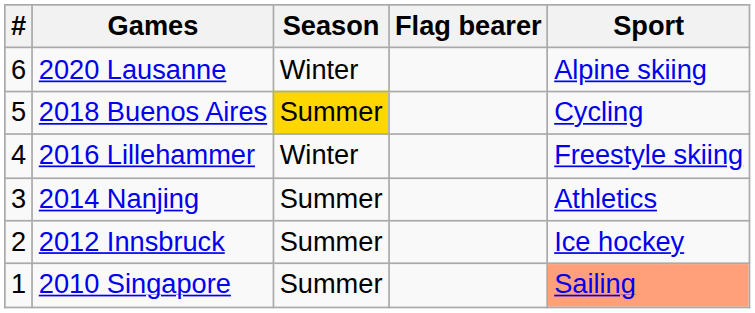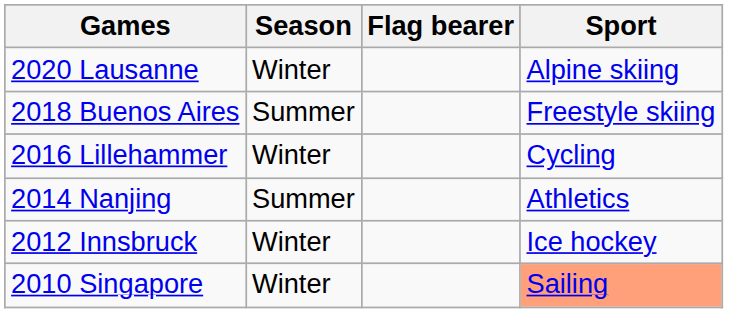- column: (19, 26)
(331, 112) gold background -> (303, 112) no background
(599, 112) Cycling -> (621, 112) Freestyle skiing
(649, 155) Freestyle skiing -> (571, 155) Cycling
(331, 241) Summer -> (291, 241) Winter
(331, 284) Summer -> (291, 284) Winter
